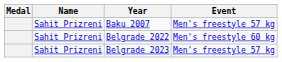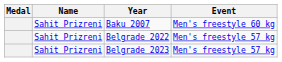(224, 24) Men's freestyle 57 kg -> (224, 24) Men's freestyle 60 kg
(224, 37) Men's freestyle 60 kg -> (224, 37) Men's freestyle 57 kg
